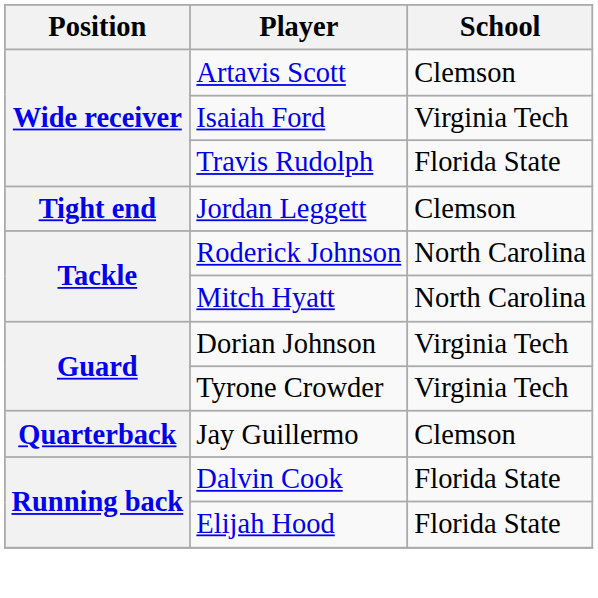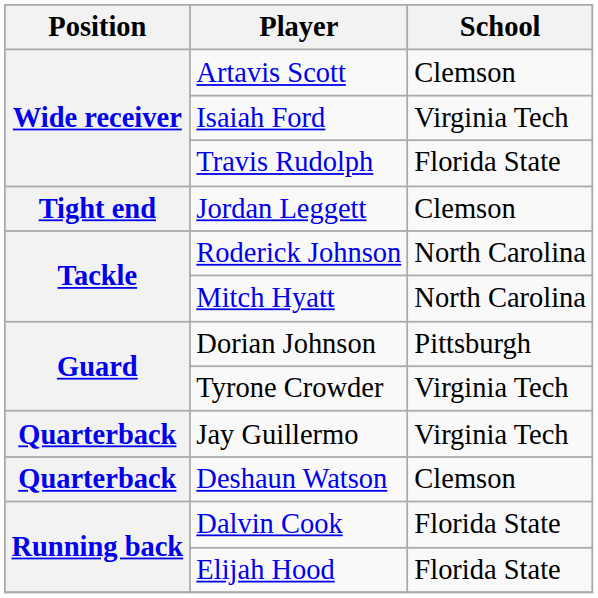(491, 343) Virginia Tech -> (473, 343) Pittsburgh
(465, 433) Clemson -> (491, 433) Virginia Tech
+ row: (292, 478)
